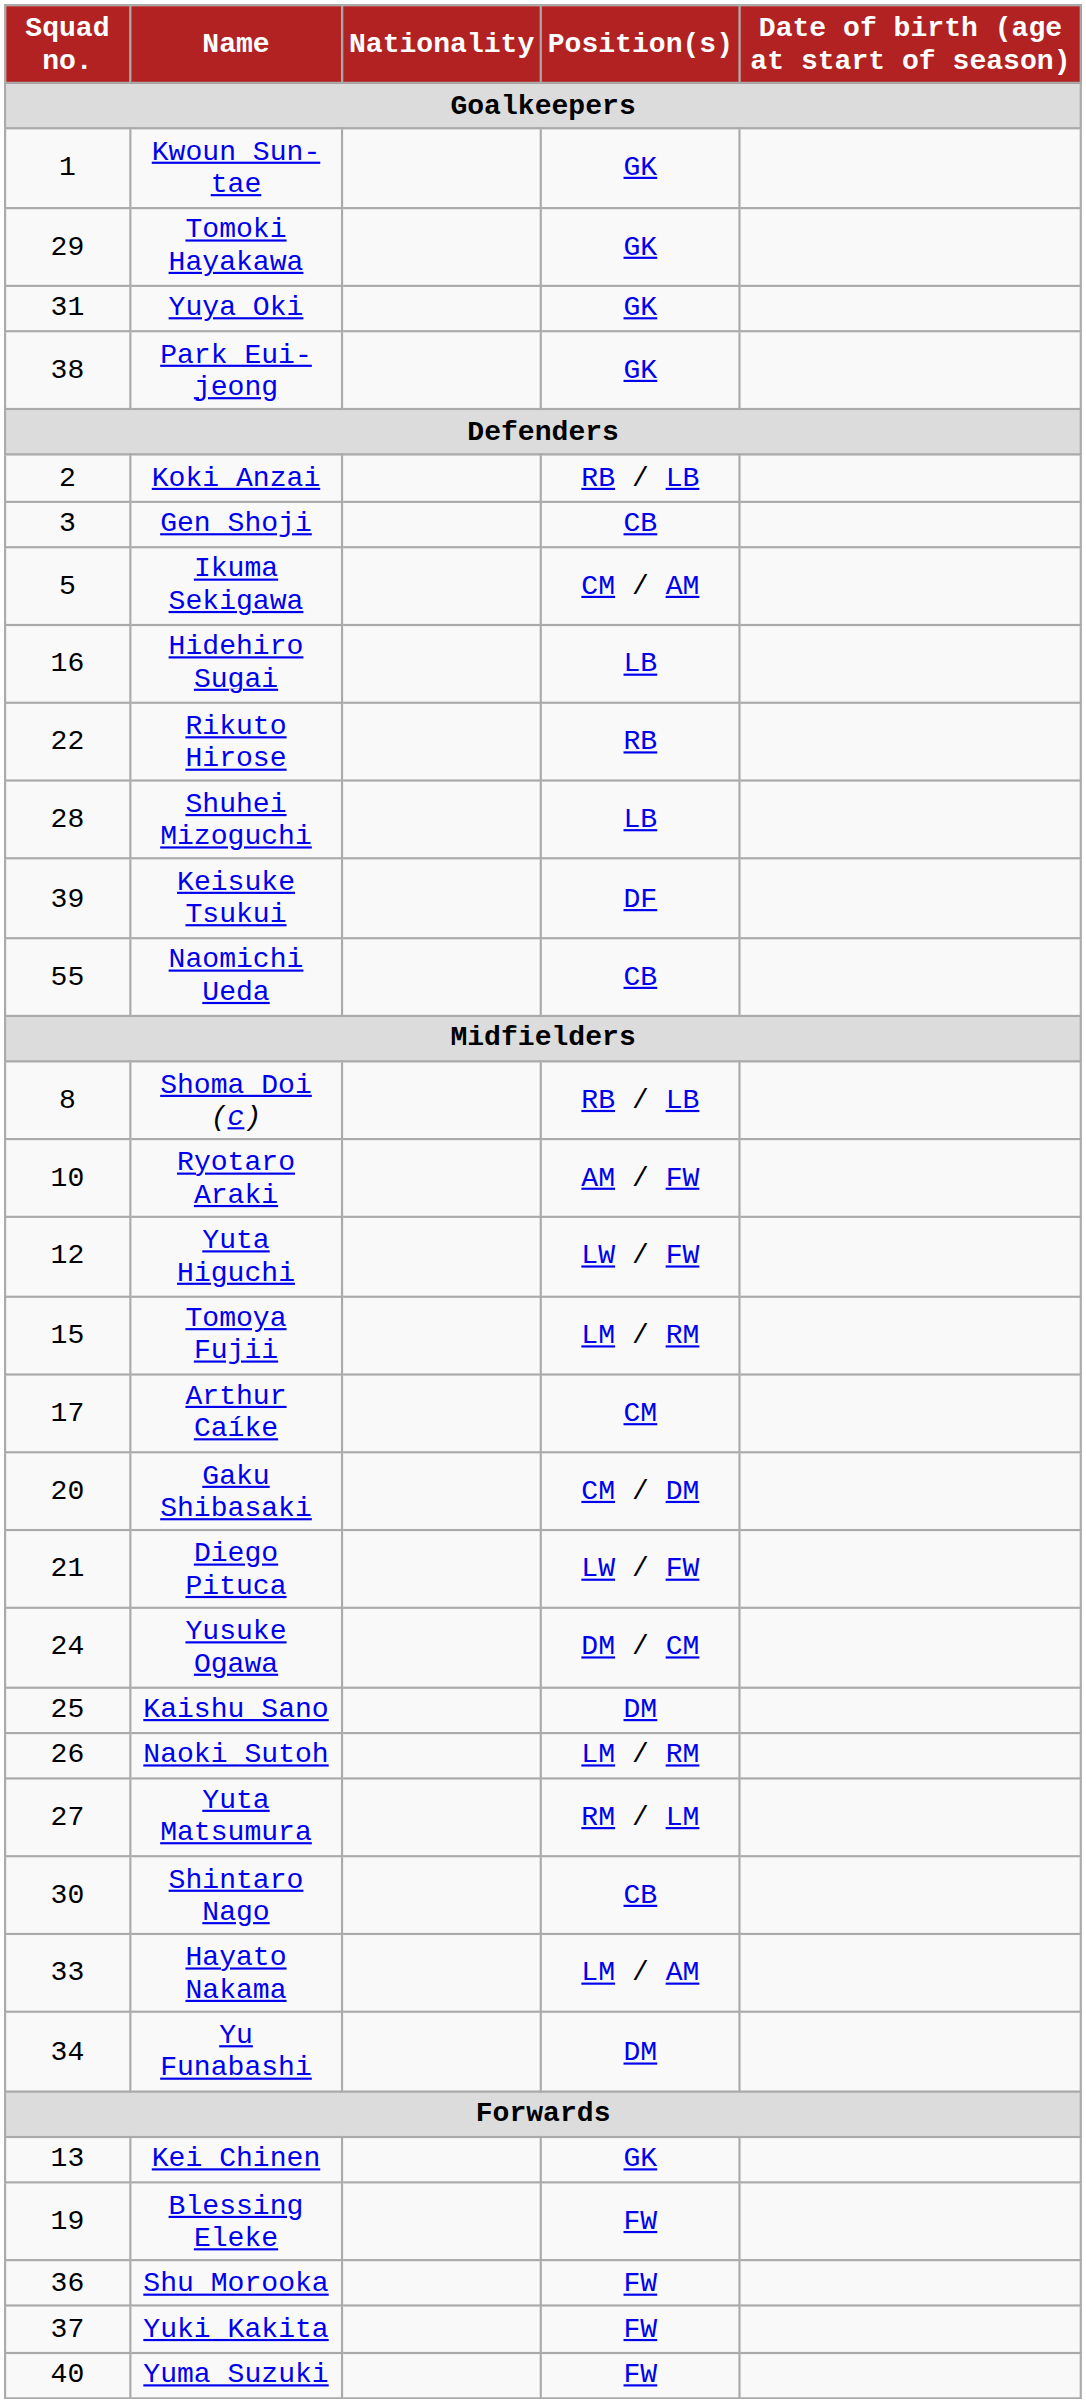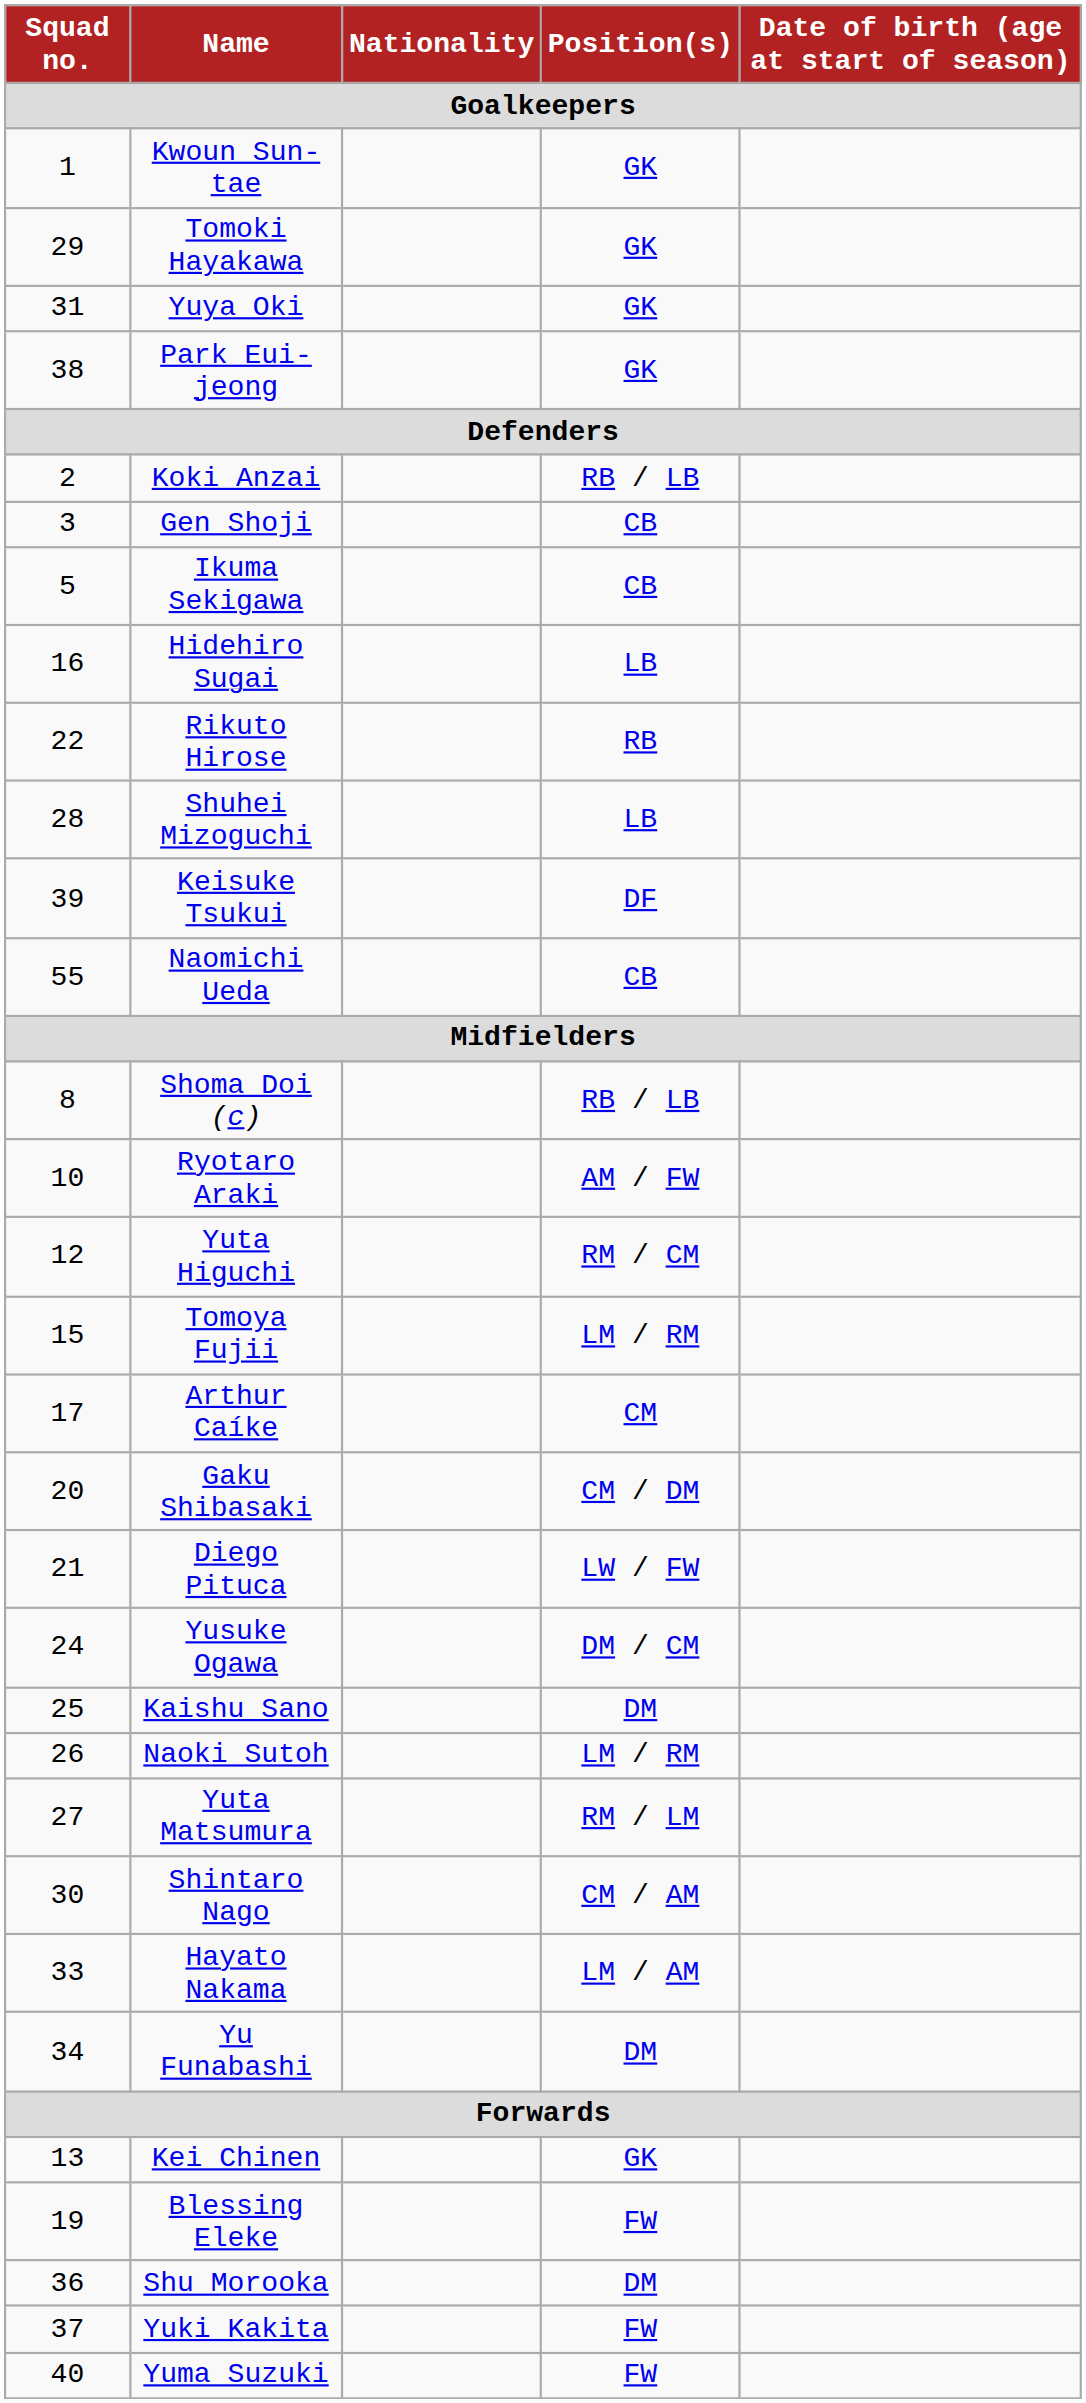(640, 586) CM / AM -> (640, 586) CB
(640, 1257) LW / FW -> (640, 1257) RM / CM
(640, 1895) CB -> (640, 1895) CM / AM
(640, 2283) FW -> (640, 2283) DM
